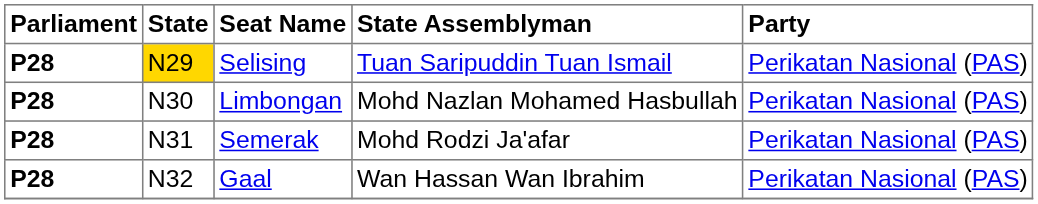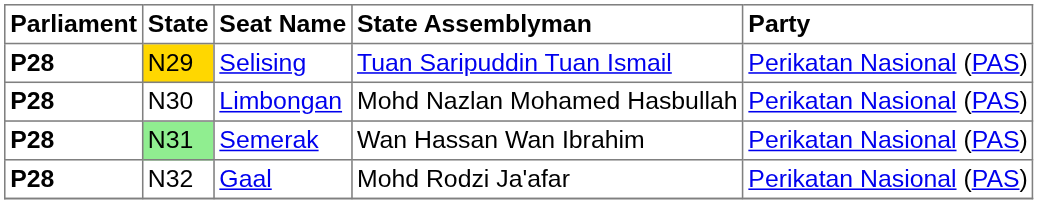(171, 140) no background -> (171, 140) lightgreen background
(463, 140) Mohd Rodzi Ja'afar -> (501, 140) Wan Hassan Wan Ibrahim
(501, 178) Wan Hassan Wan Ibrahim -> (463, 178) Mohd Rodzi Ja'afar
